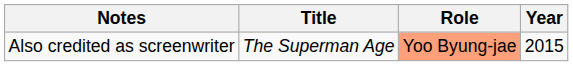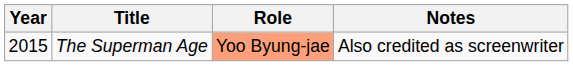columns swapped: (544, 18) <-> (122, 18)
